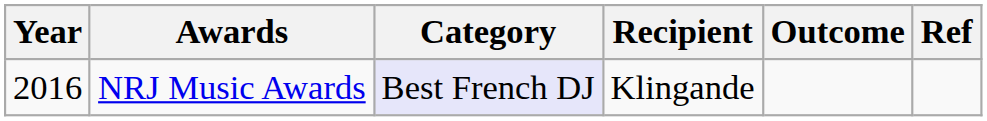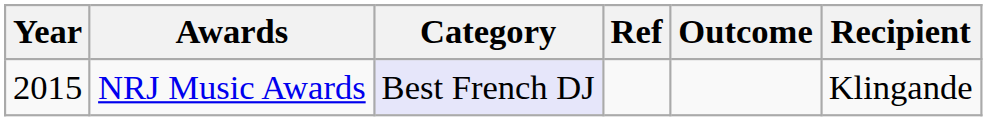columns swapped: (683, 31) <-> (947, 31)
(48, 86) 2016 -> (48, 86) 2015
